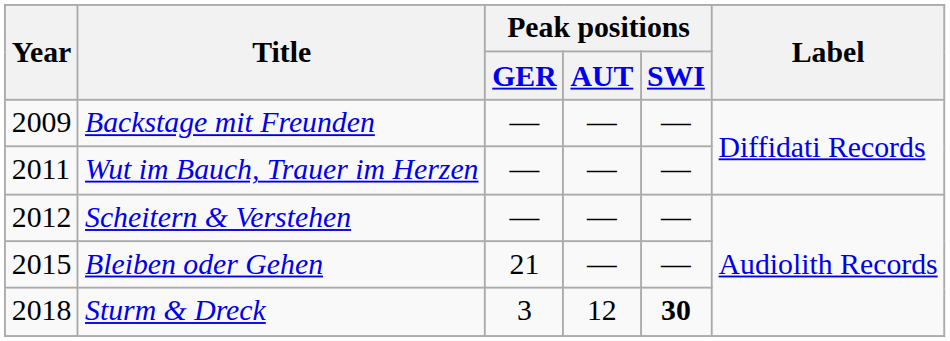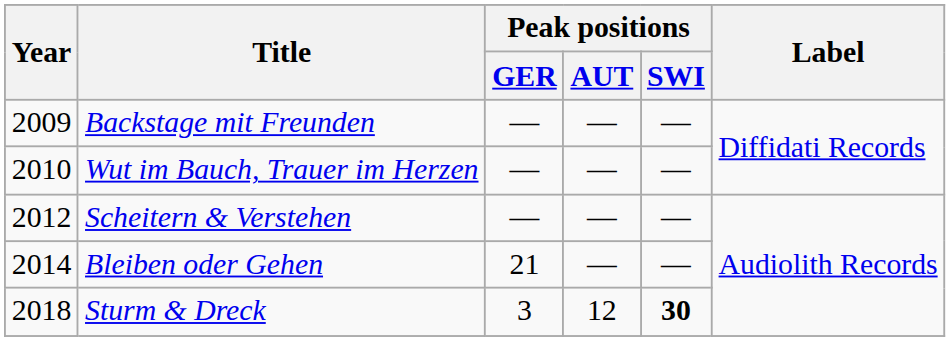(41, 169) 2011 -> (42, 169) 2010
(42, 264) 2015 -> (42, 264) 2014
